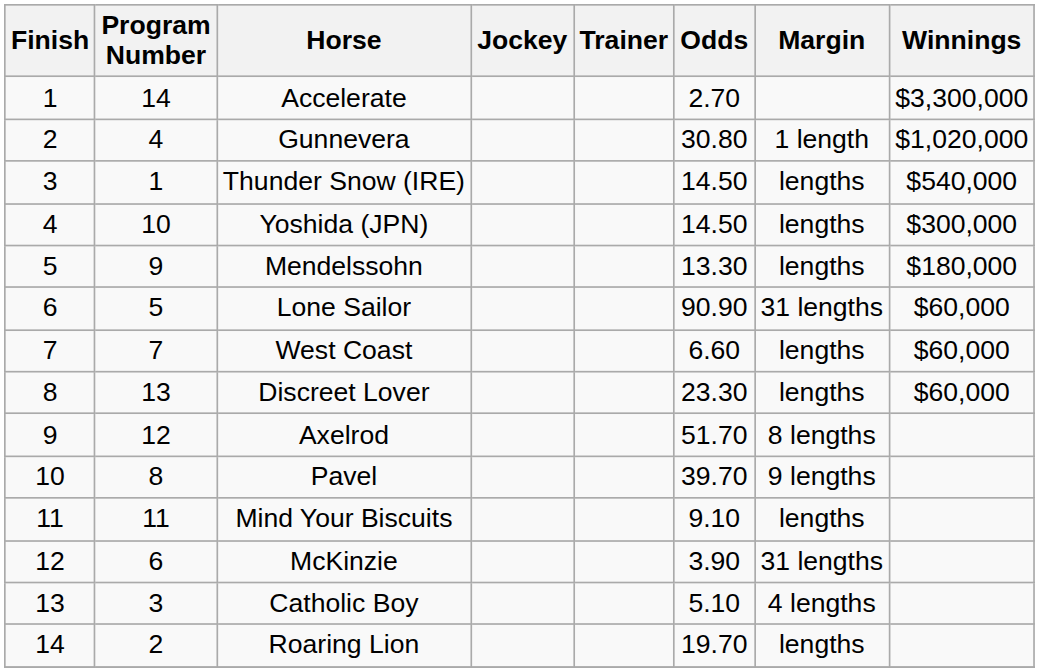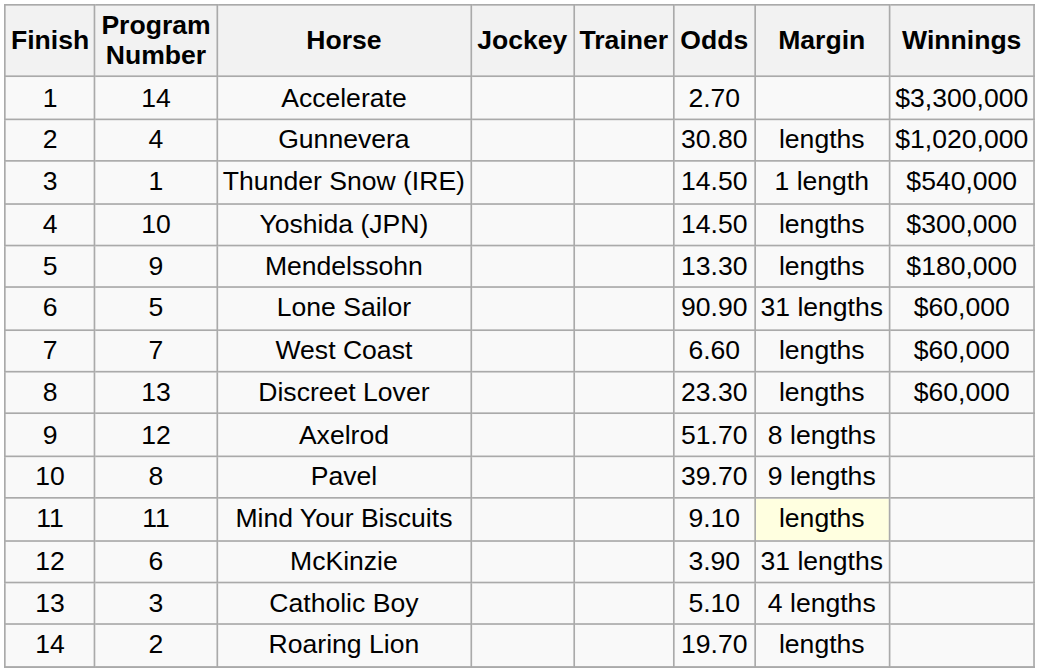(822, 139) 1 length -> (822, 139) lengths
(822, 181) lengths -> (822, 181) 1 length
(822, 518) no background -> (822, 518) lightyellow background
